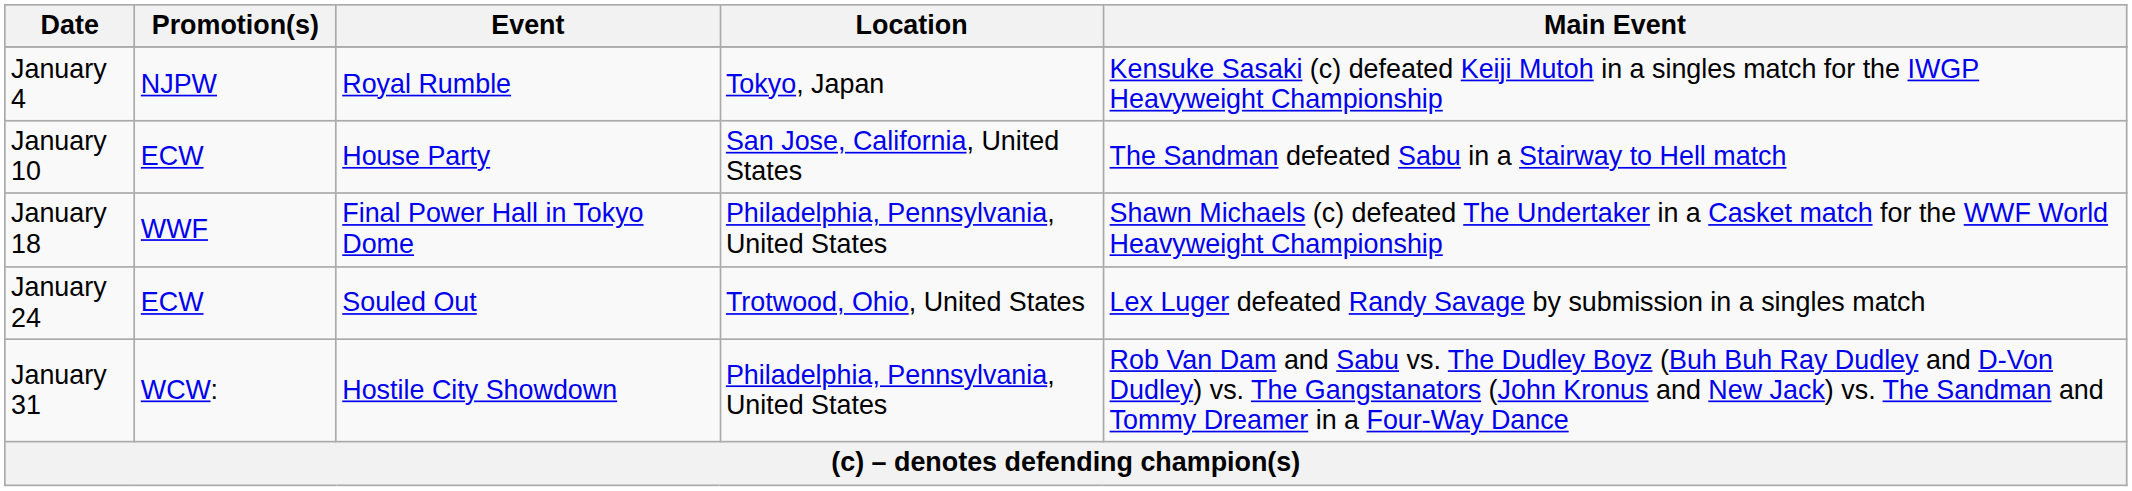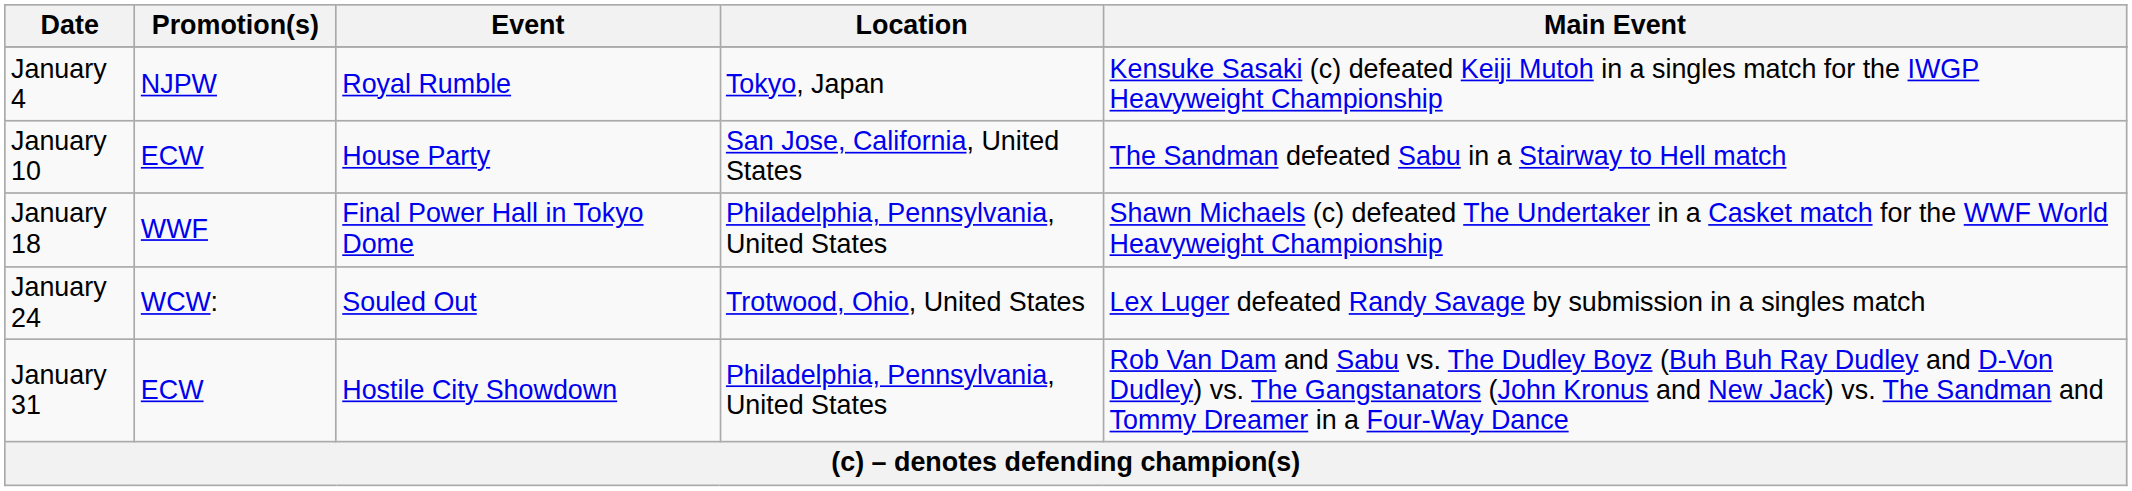(172, 302) ECW -> (179, 302) WCW:
(179, 390) WCW: -> (172, 390) ECW
